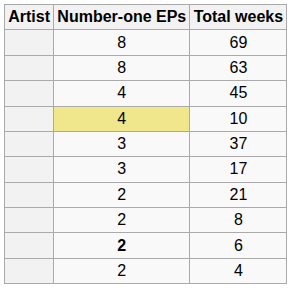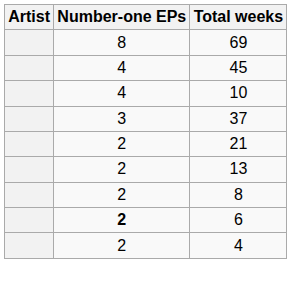- row: (238, 67)
(122, 118) khaki background -> (122, 93) no background
- row: (238, 169)
+ row: (238, 169)
